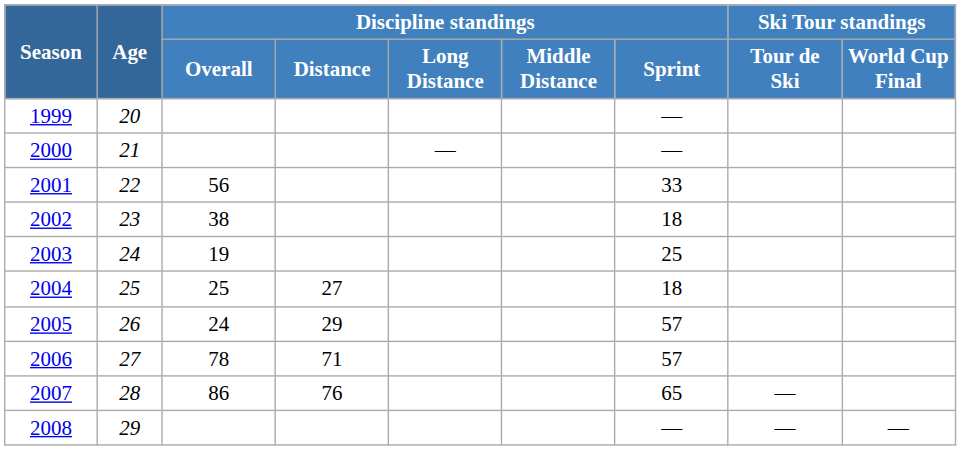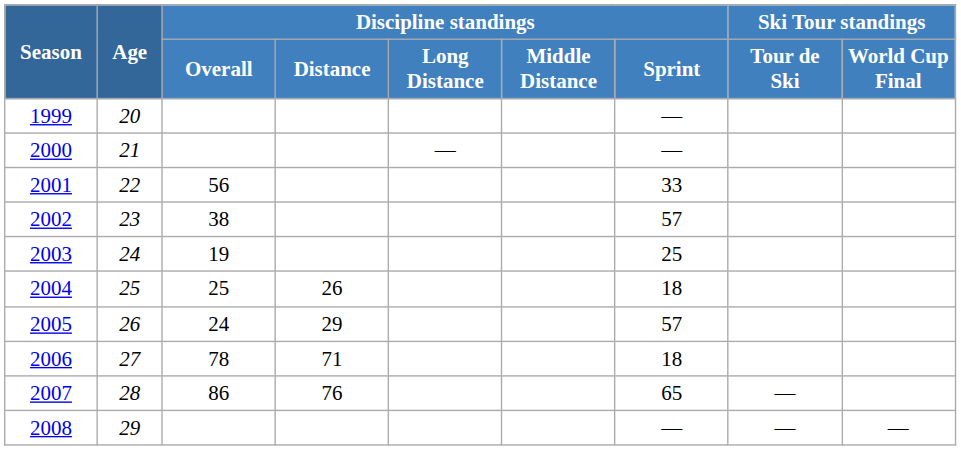(672, 219) 18 -> (672, 219) 57
(332, 288) 27 -> (332, 288) 26
(672, 358) 57 -> (672, 358) 18
